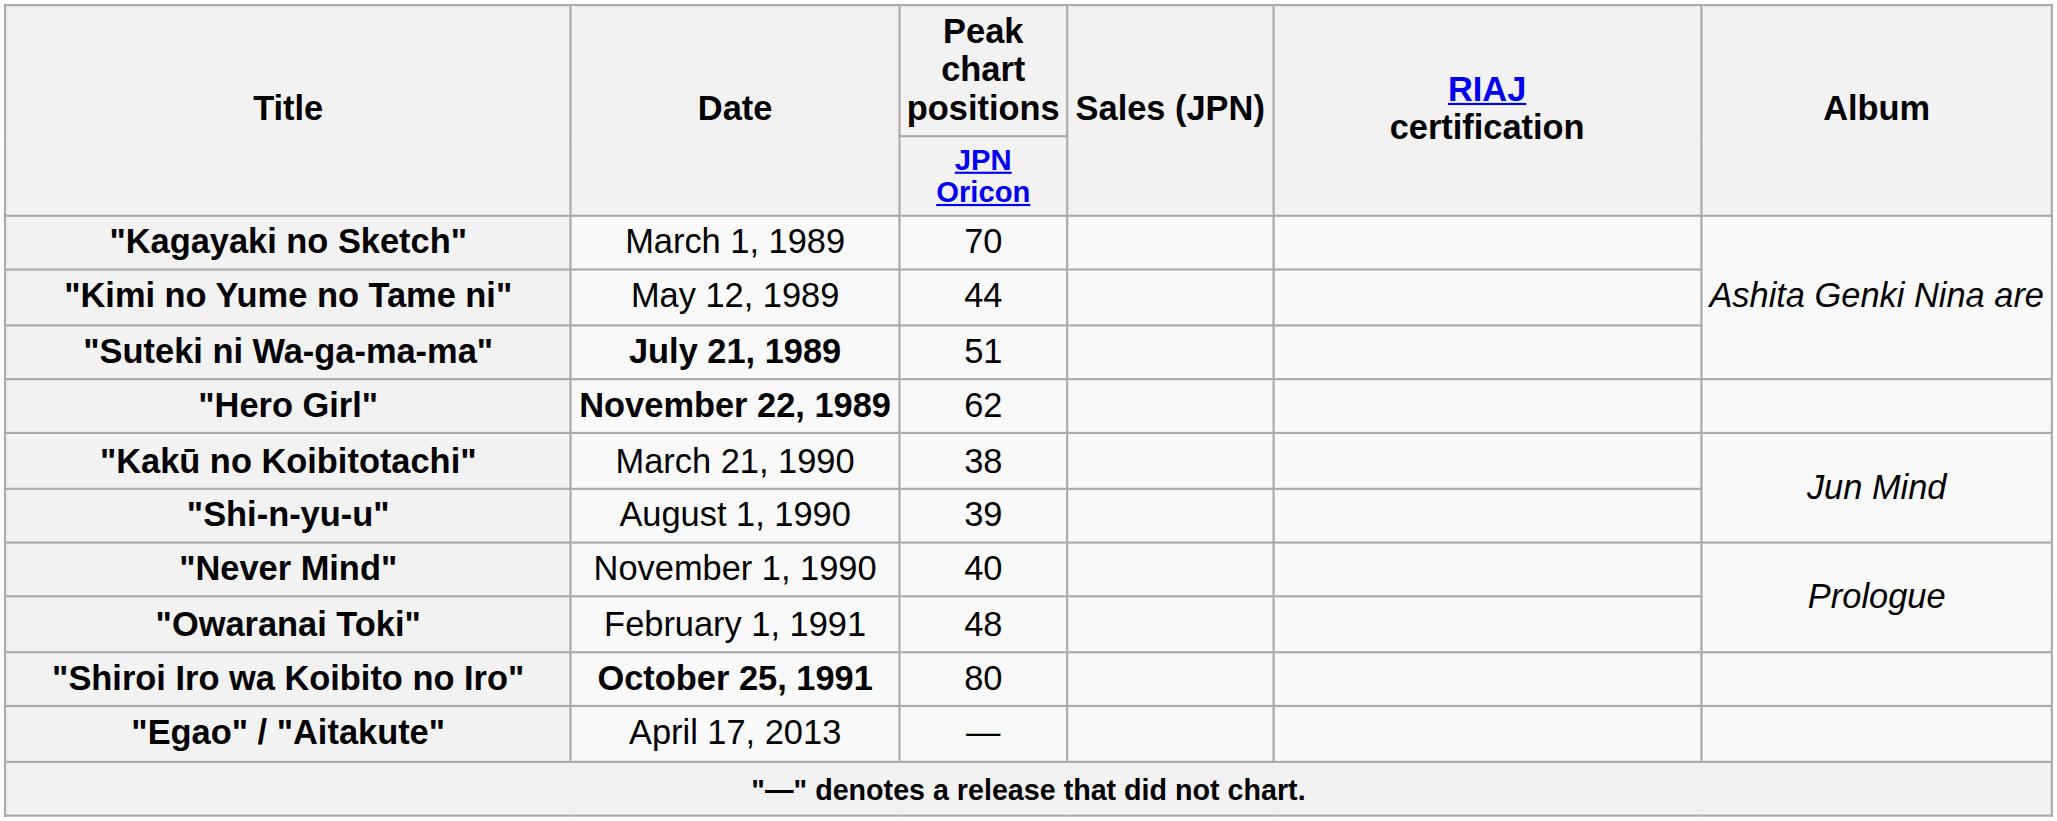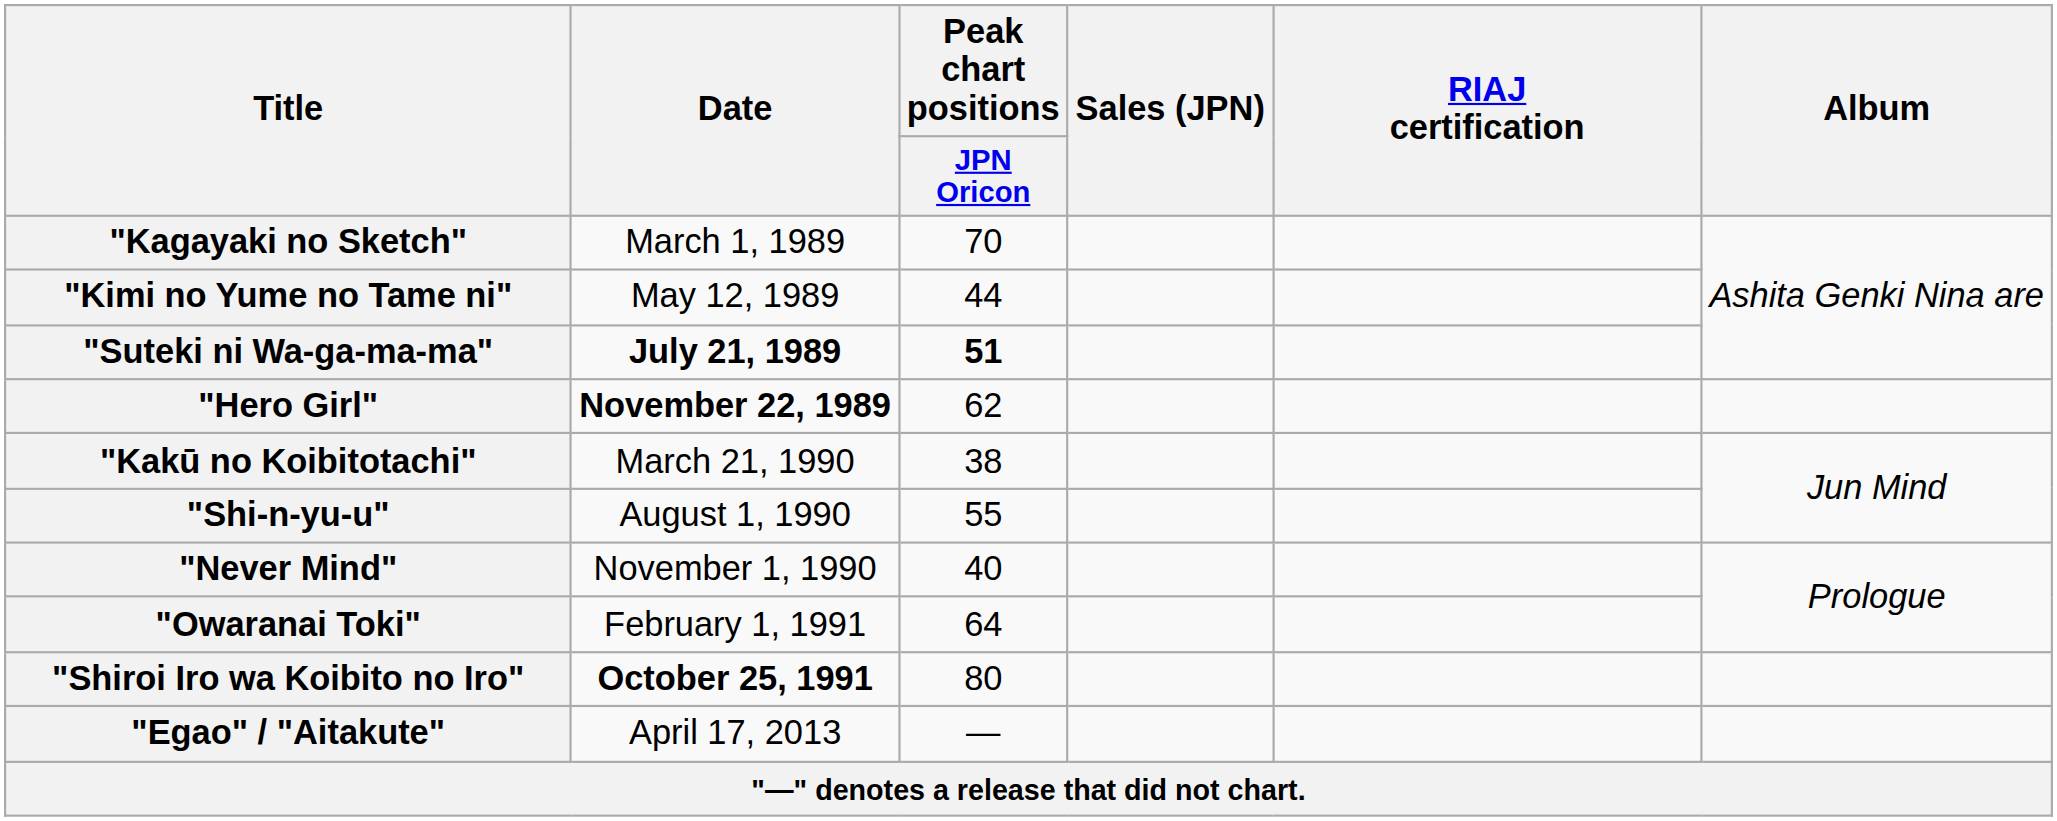(983, 351) normal -> (983, 351) bold
(983, 514) 39 -> (983, 514) 55
(983, 623) 48 -> (983, 623) 64
